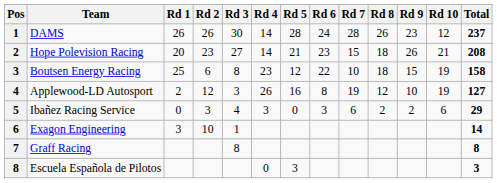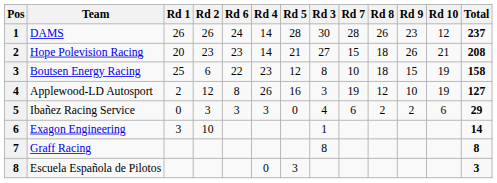columns swapped: (237, 14) <-> (324, 14)
